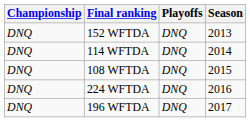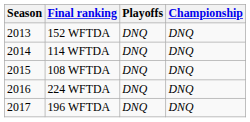columns swapped: (225, 13) <-> (44, 13)
